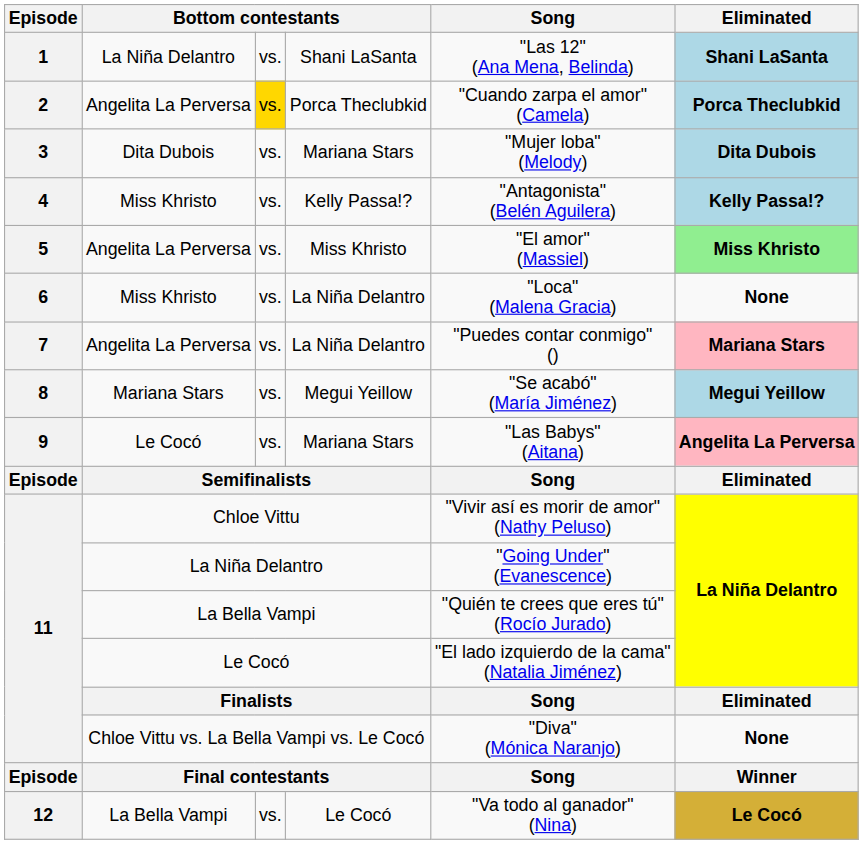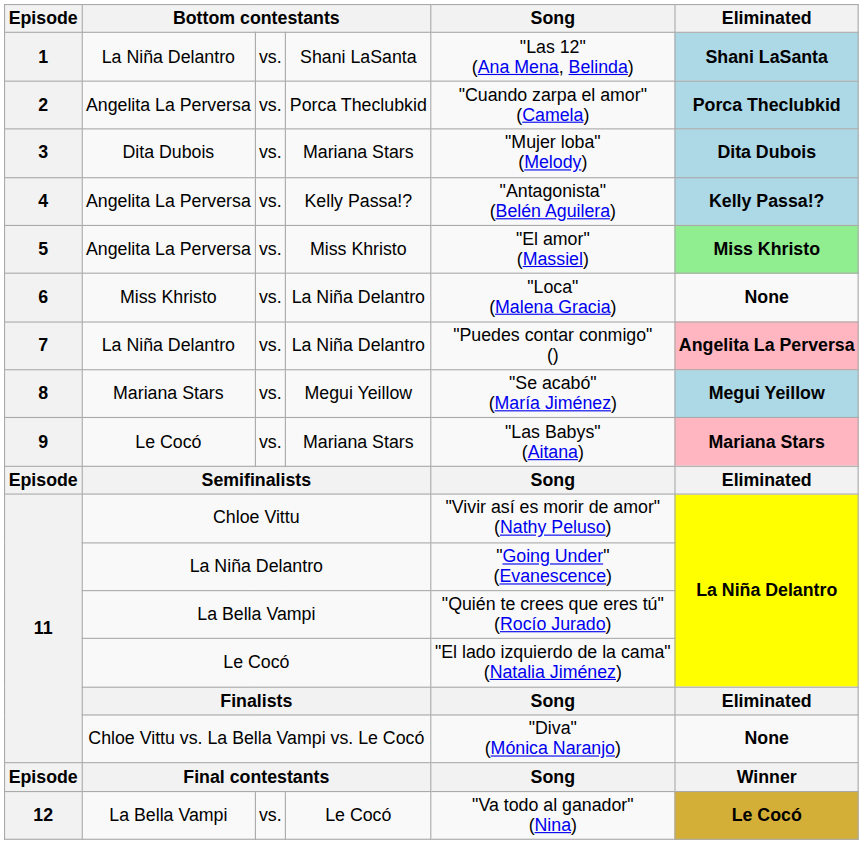(270, 104) gold background -> (270, 104) no background
(168, 201) Miss Khristo -> (168, 201) Angelita La Perversa
(168, 345) Angelita La Perversa -> (168, 345) La Niña Delantro
(767, 345) Mariana Stars -> (767, 345) Angelita La Perversa
(767, 441) Angelita La Perversa -> (767, 441) Mariana Stars
